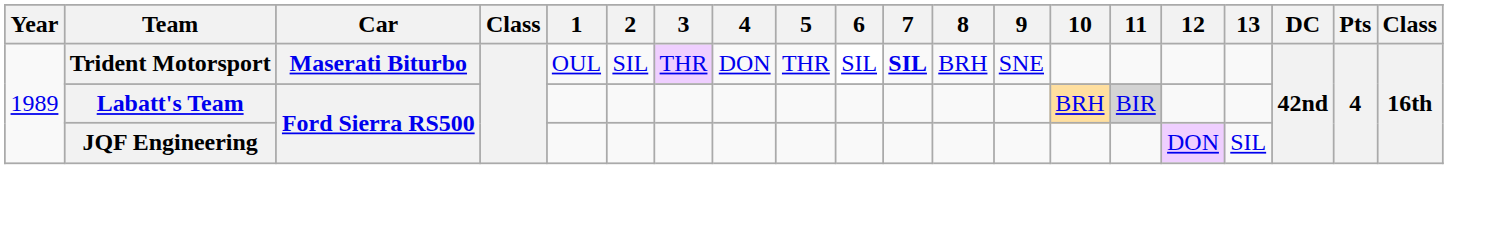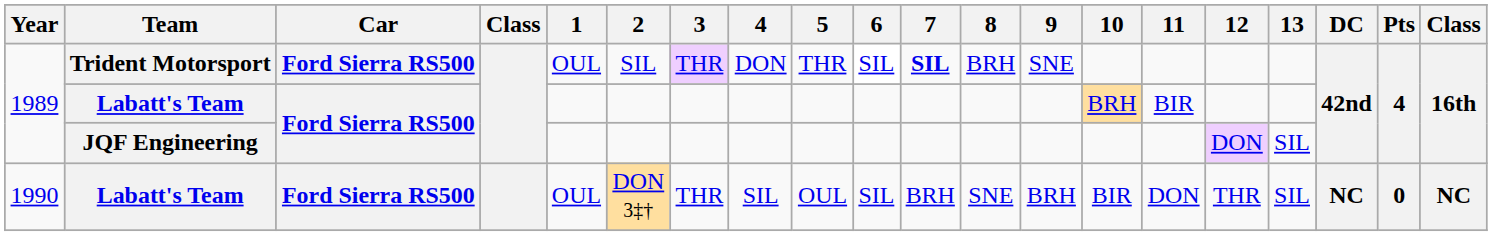(378, 63) Maserati Biturbo -> (378, 63) Ford Sierra RS500
(1136, 102) lightgrey background -> (1174, 102) no background
+ row: (34, 195)
